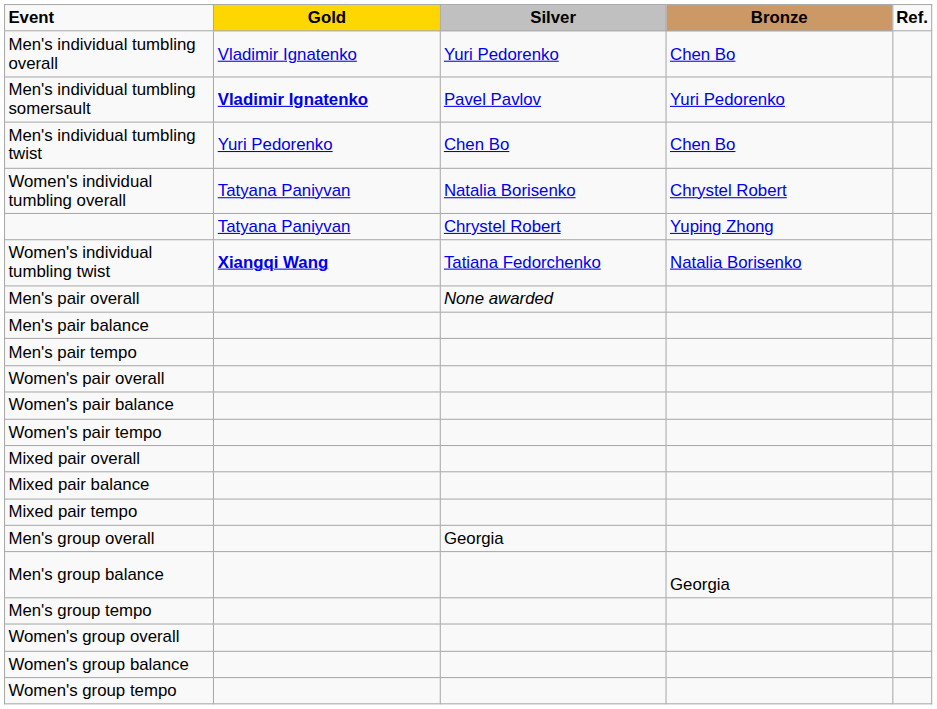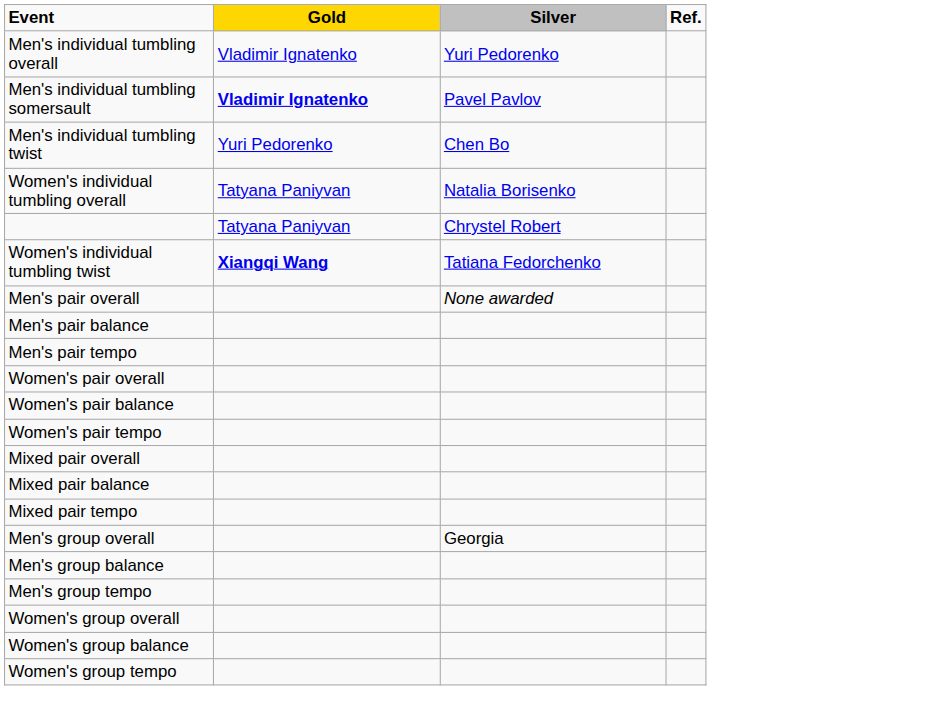- column: (779, 17)
